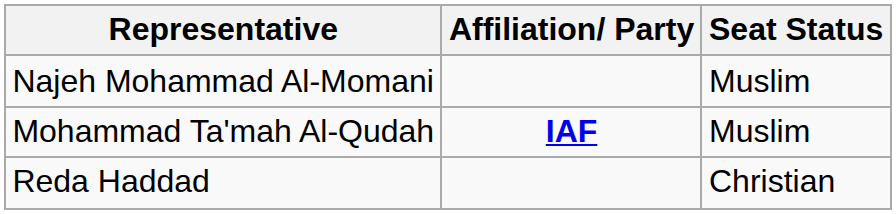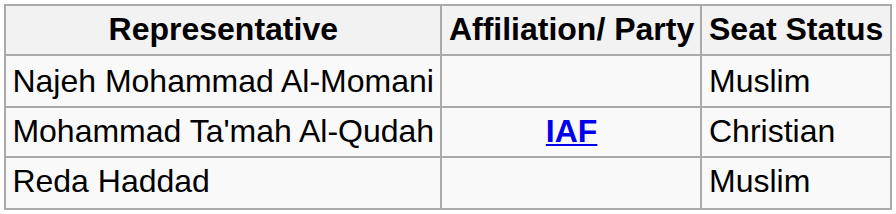(760, 131) Muslim -> (772, 131) Christian
(772, 182) Christian -> (760, 182) Muslim
